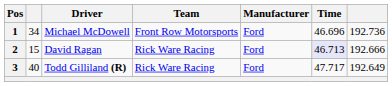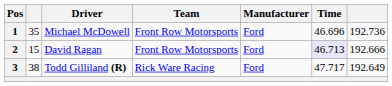(34, 31) 34 -> (34, 31) 35
(175, 49) Rick Ware Racing -> (186, 49) Front Row Motorsports
(34, 67) 40 -> (34, 67) 38
